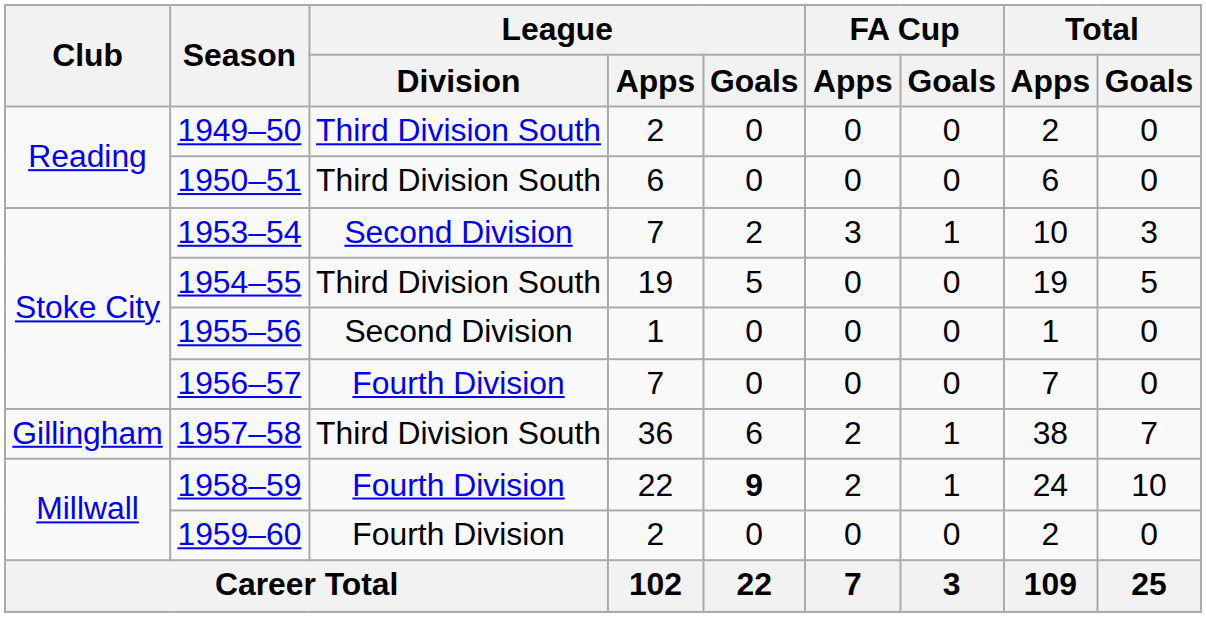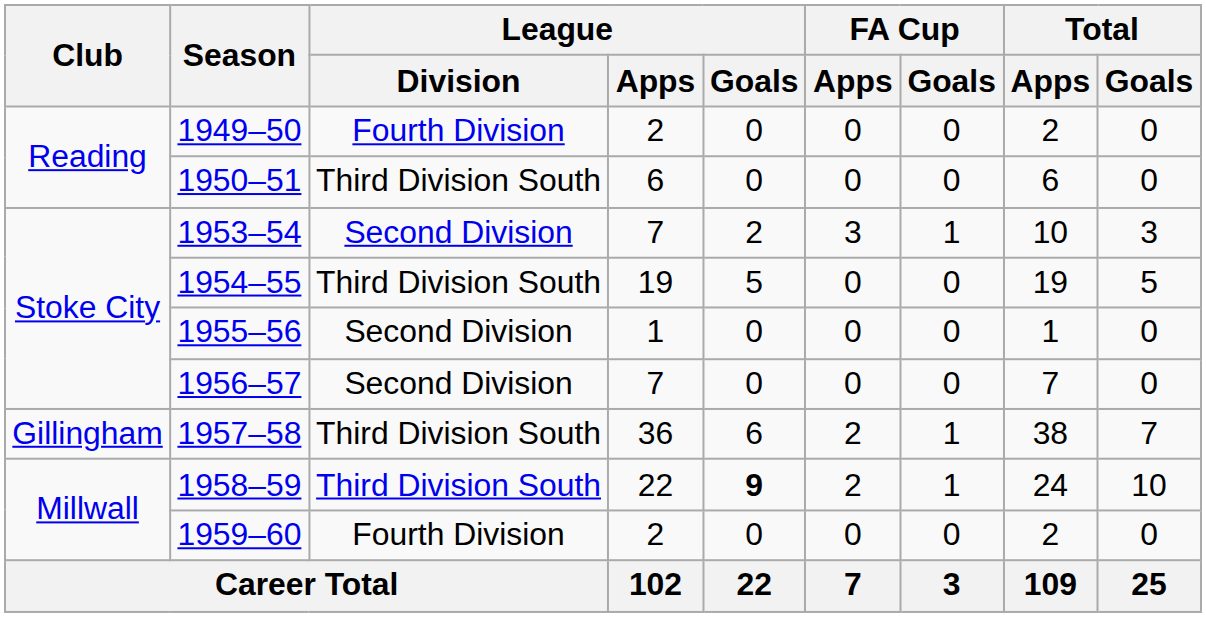(459, 130) Third Division South -> (459, 130) Fourth Division
(459, 383) Fourth Division -> (459, 383) Second Division
(459, 484) Fourth Division -> (459, 484) Third Division South
